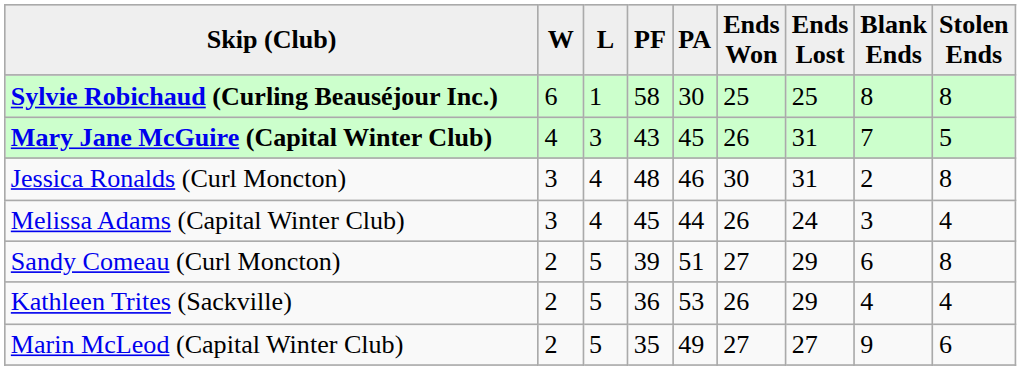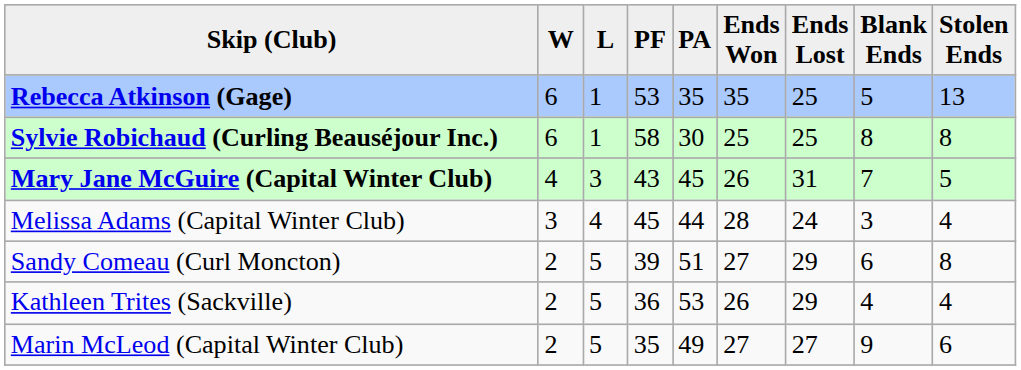+ row: (151, 95)
- row: (179, 178)
(736, 219) 26 -> (736, 219) 28
